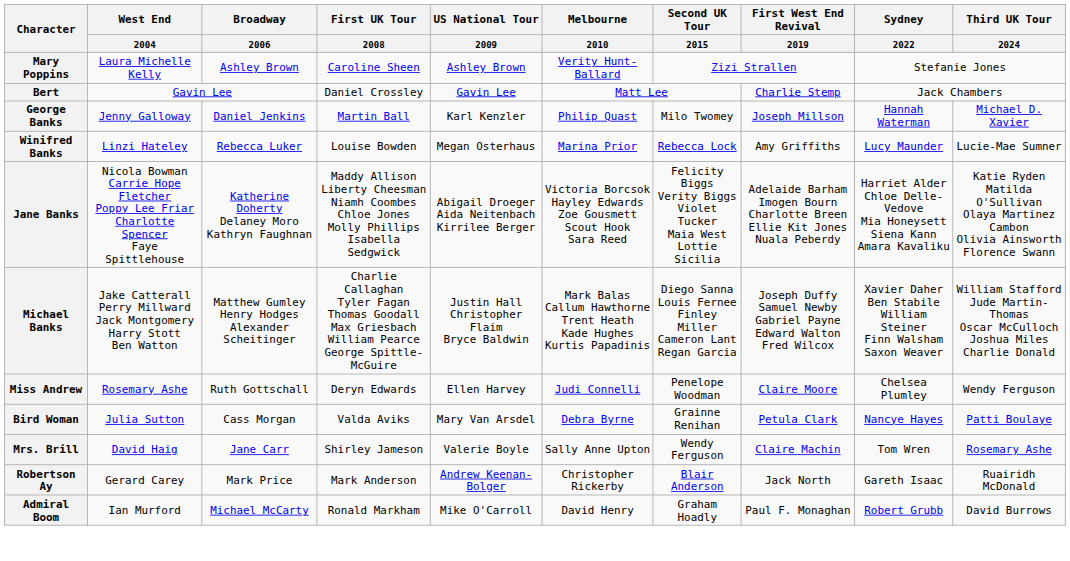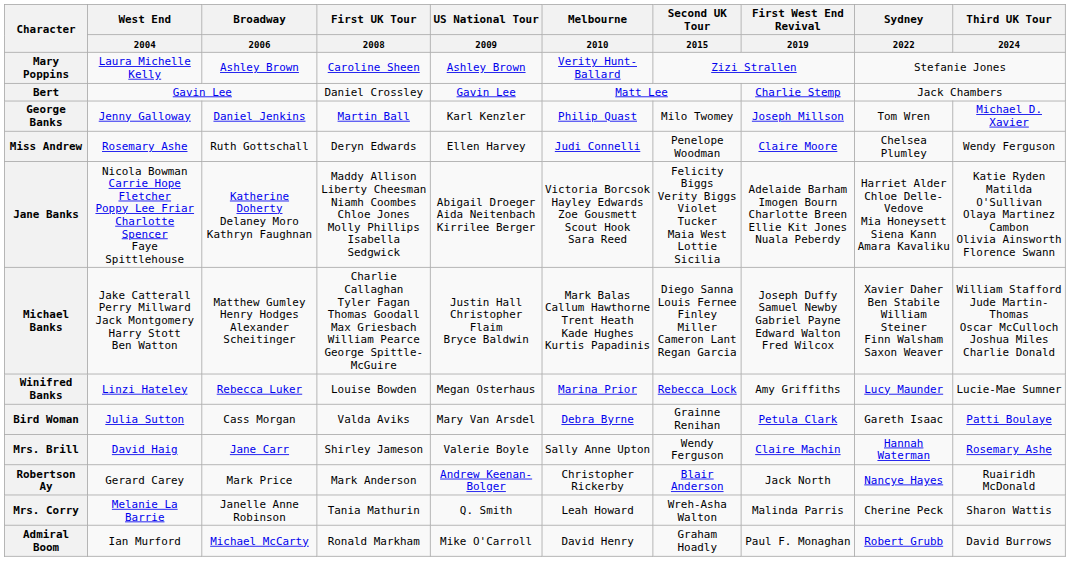(904, 116) Hannah Waterman -> (904, 116) Tom Wren
rows swapped: (46, 146) <-> (46, 389)
(904, 419) Nancye Hayes -> (904, 419) Gareth Isaac
(904, 450) Tom Wren -> (904, 450) Hannah Waterman
(904, 480) Gareth Isaac -> (904, 480) Nancye Hayes
+ row: (46, 510)
